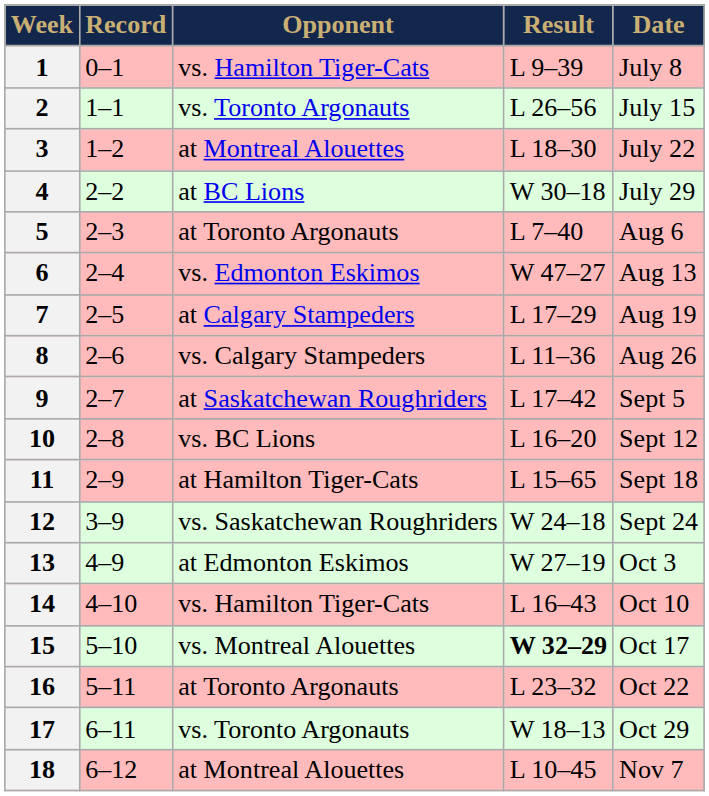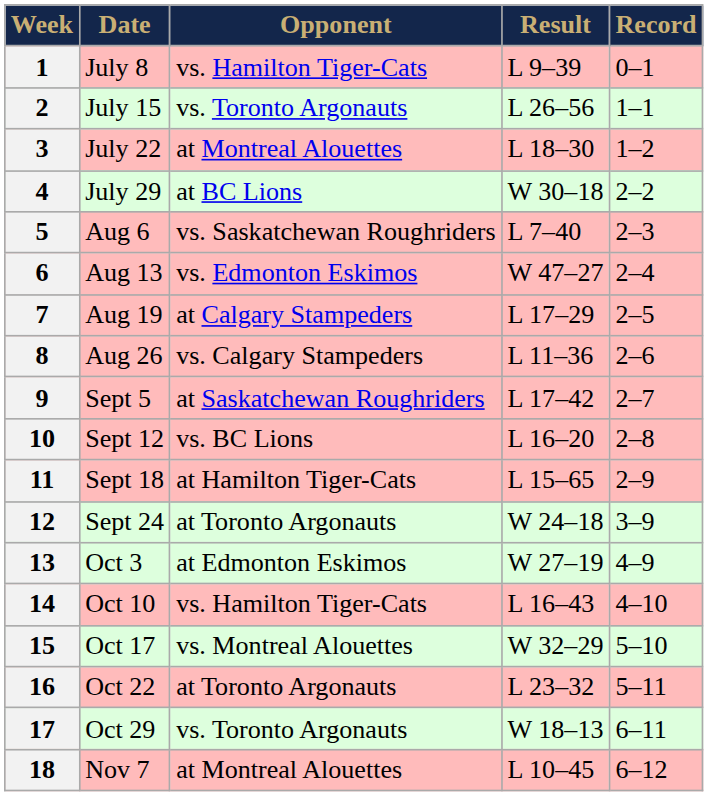columns swapped: (659, 25) <-> (126, 25)
(288, 231) at Toronto Argonauts -> (336, 231) vs. Saskatchewan Roughriders
(338, 521) vs. Saskatchewan Roughriders -> (286, 521) at Toronto Argonauts
(558, 645) bold -> (556, 645) normal
